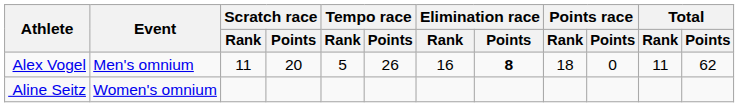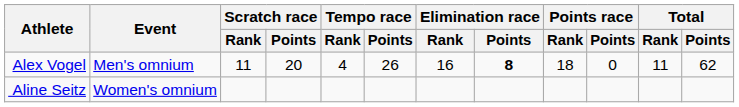(343, 65) 5 -> (343, 65) 4
